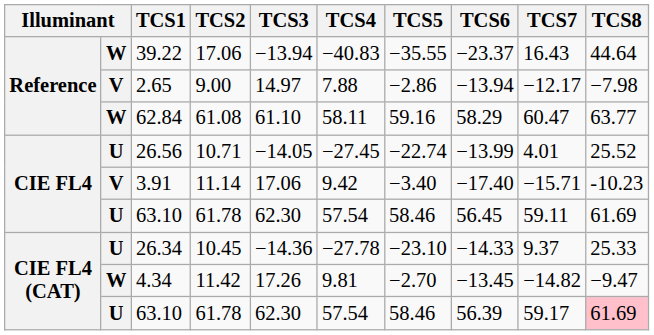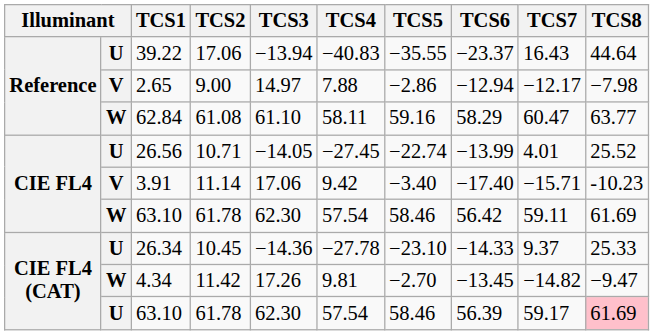(116, 53) W -> (116, 53) U
(485, 85) −13.94 -> (485, 85) −12.94
(116, 215) U -> (116, 215) W
(479, 215) 56.45 -> (479, 215) 56.42
